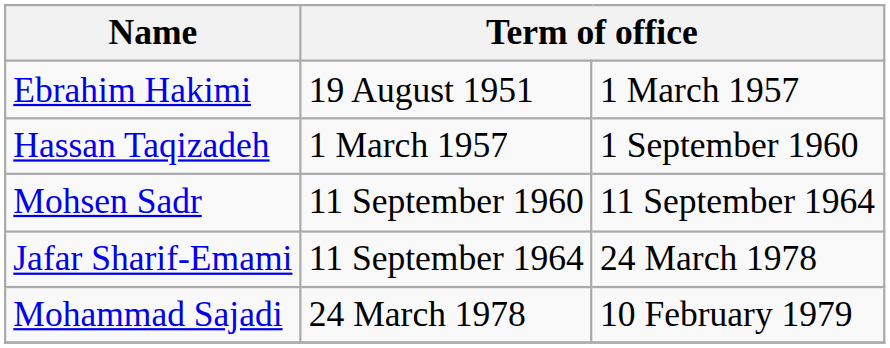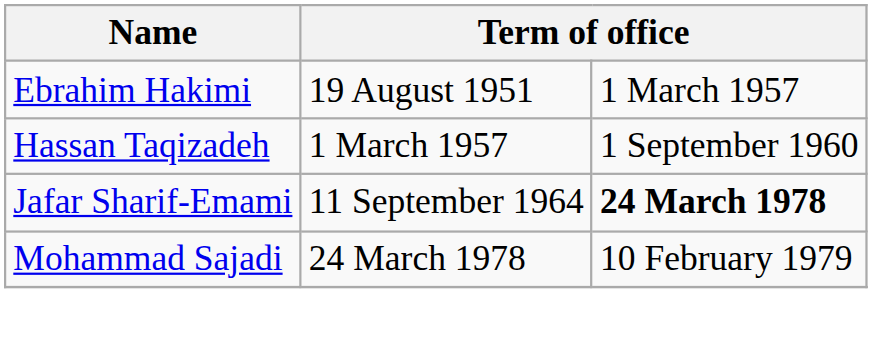- row: (108, 201)
(709, 257) normal -> (713, 201) bold
